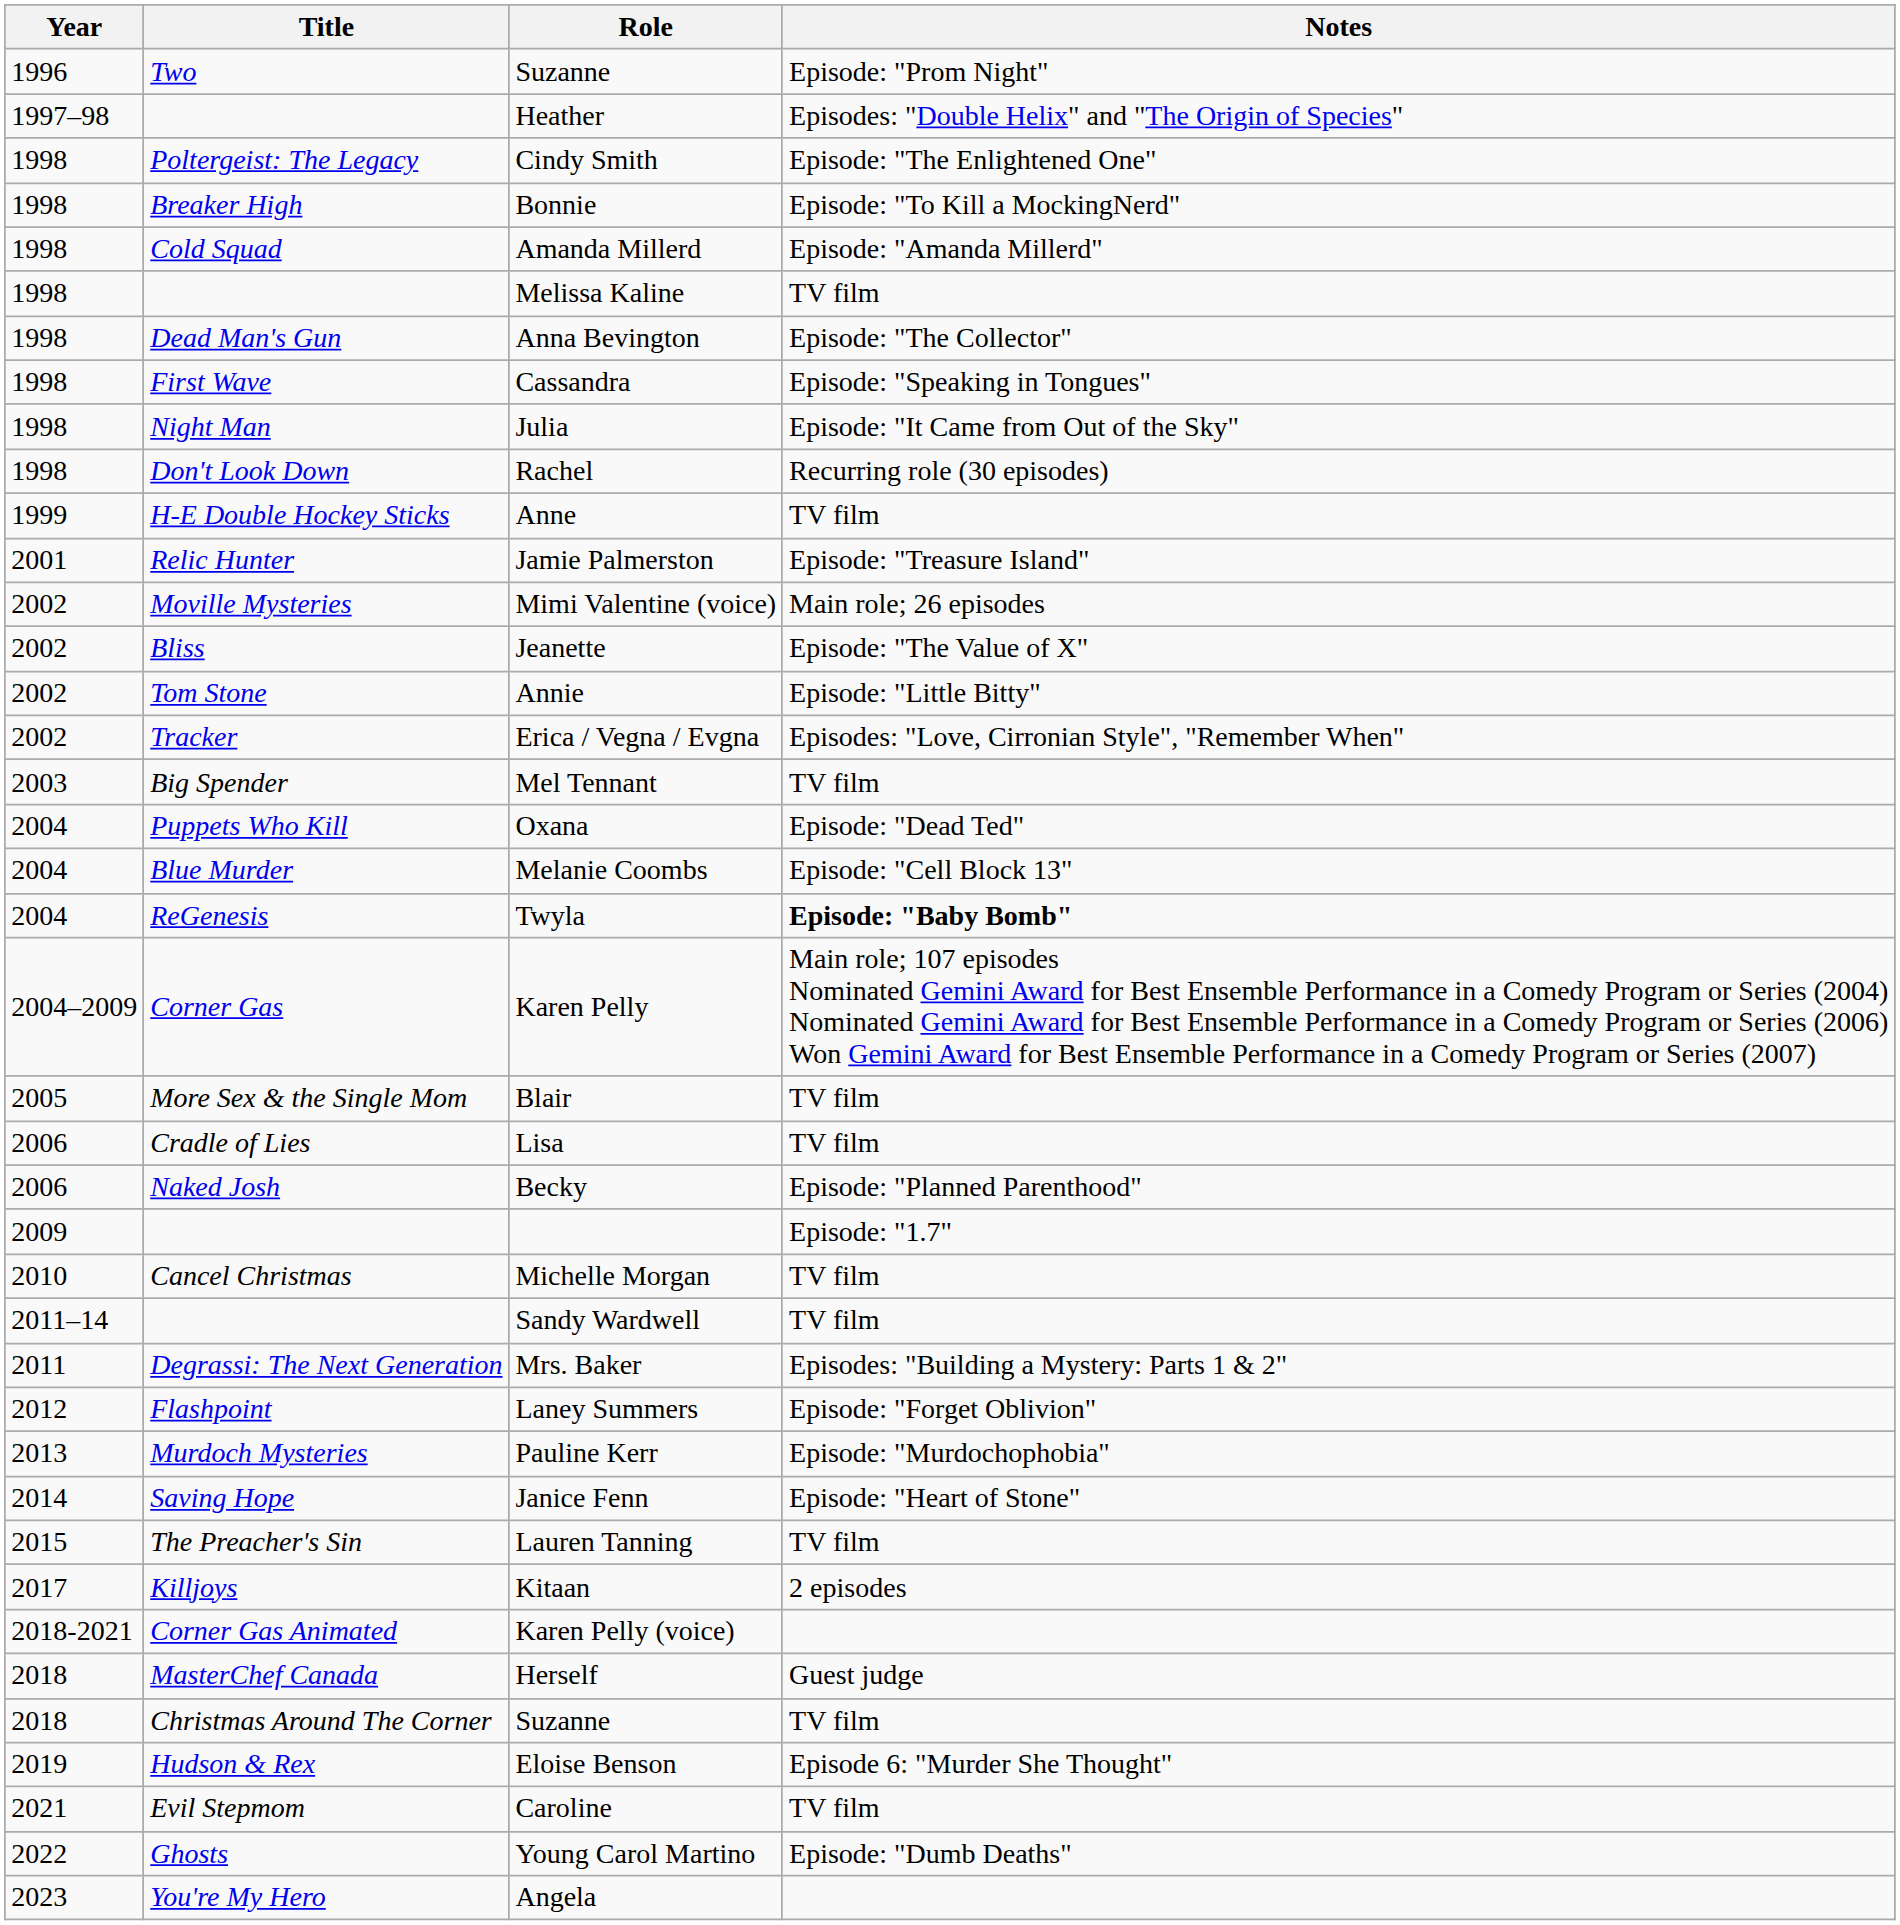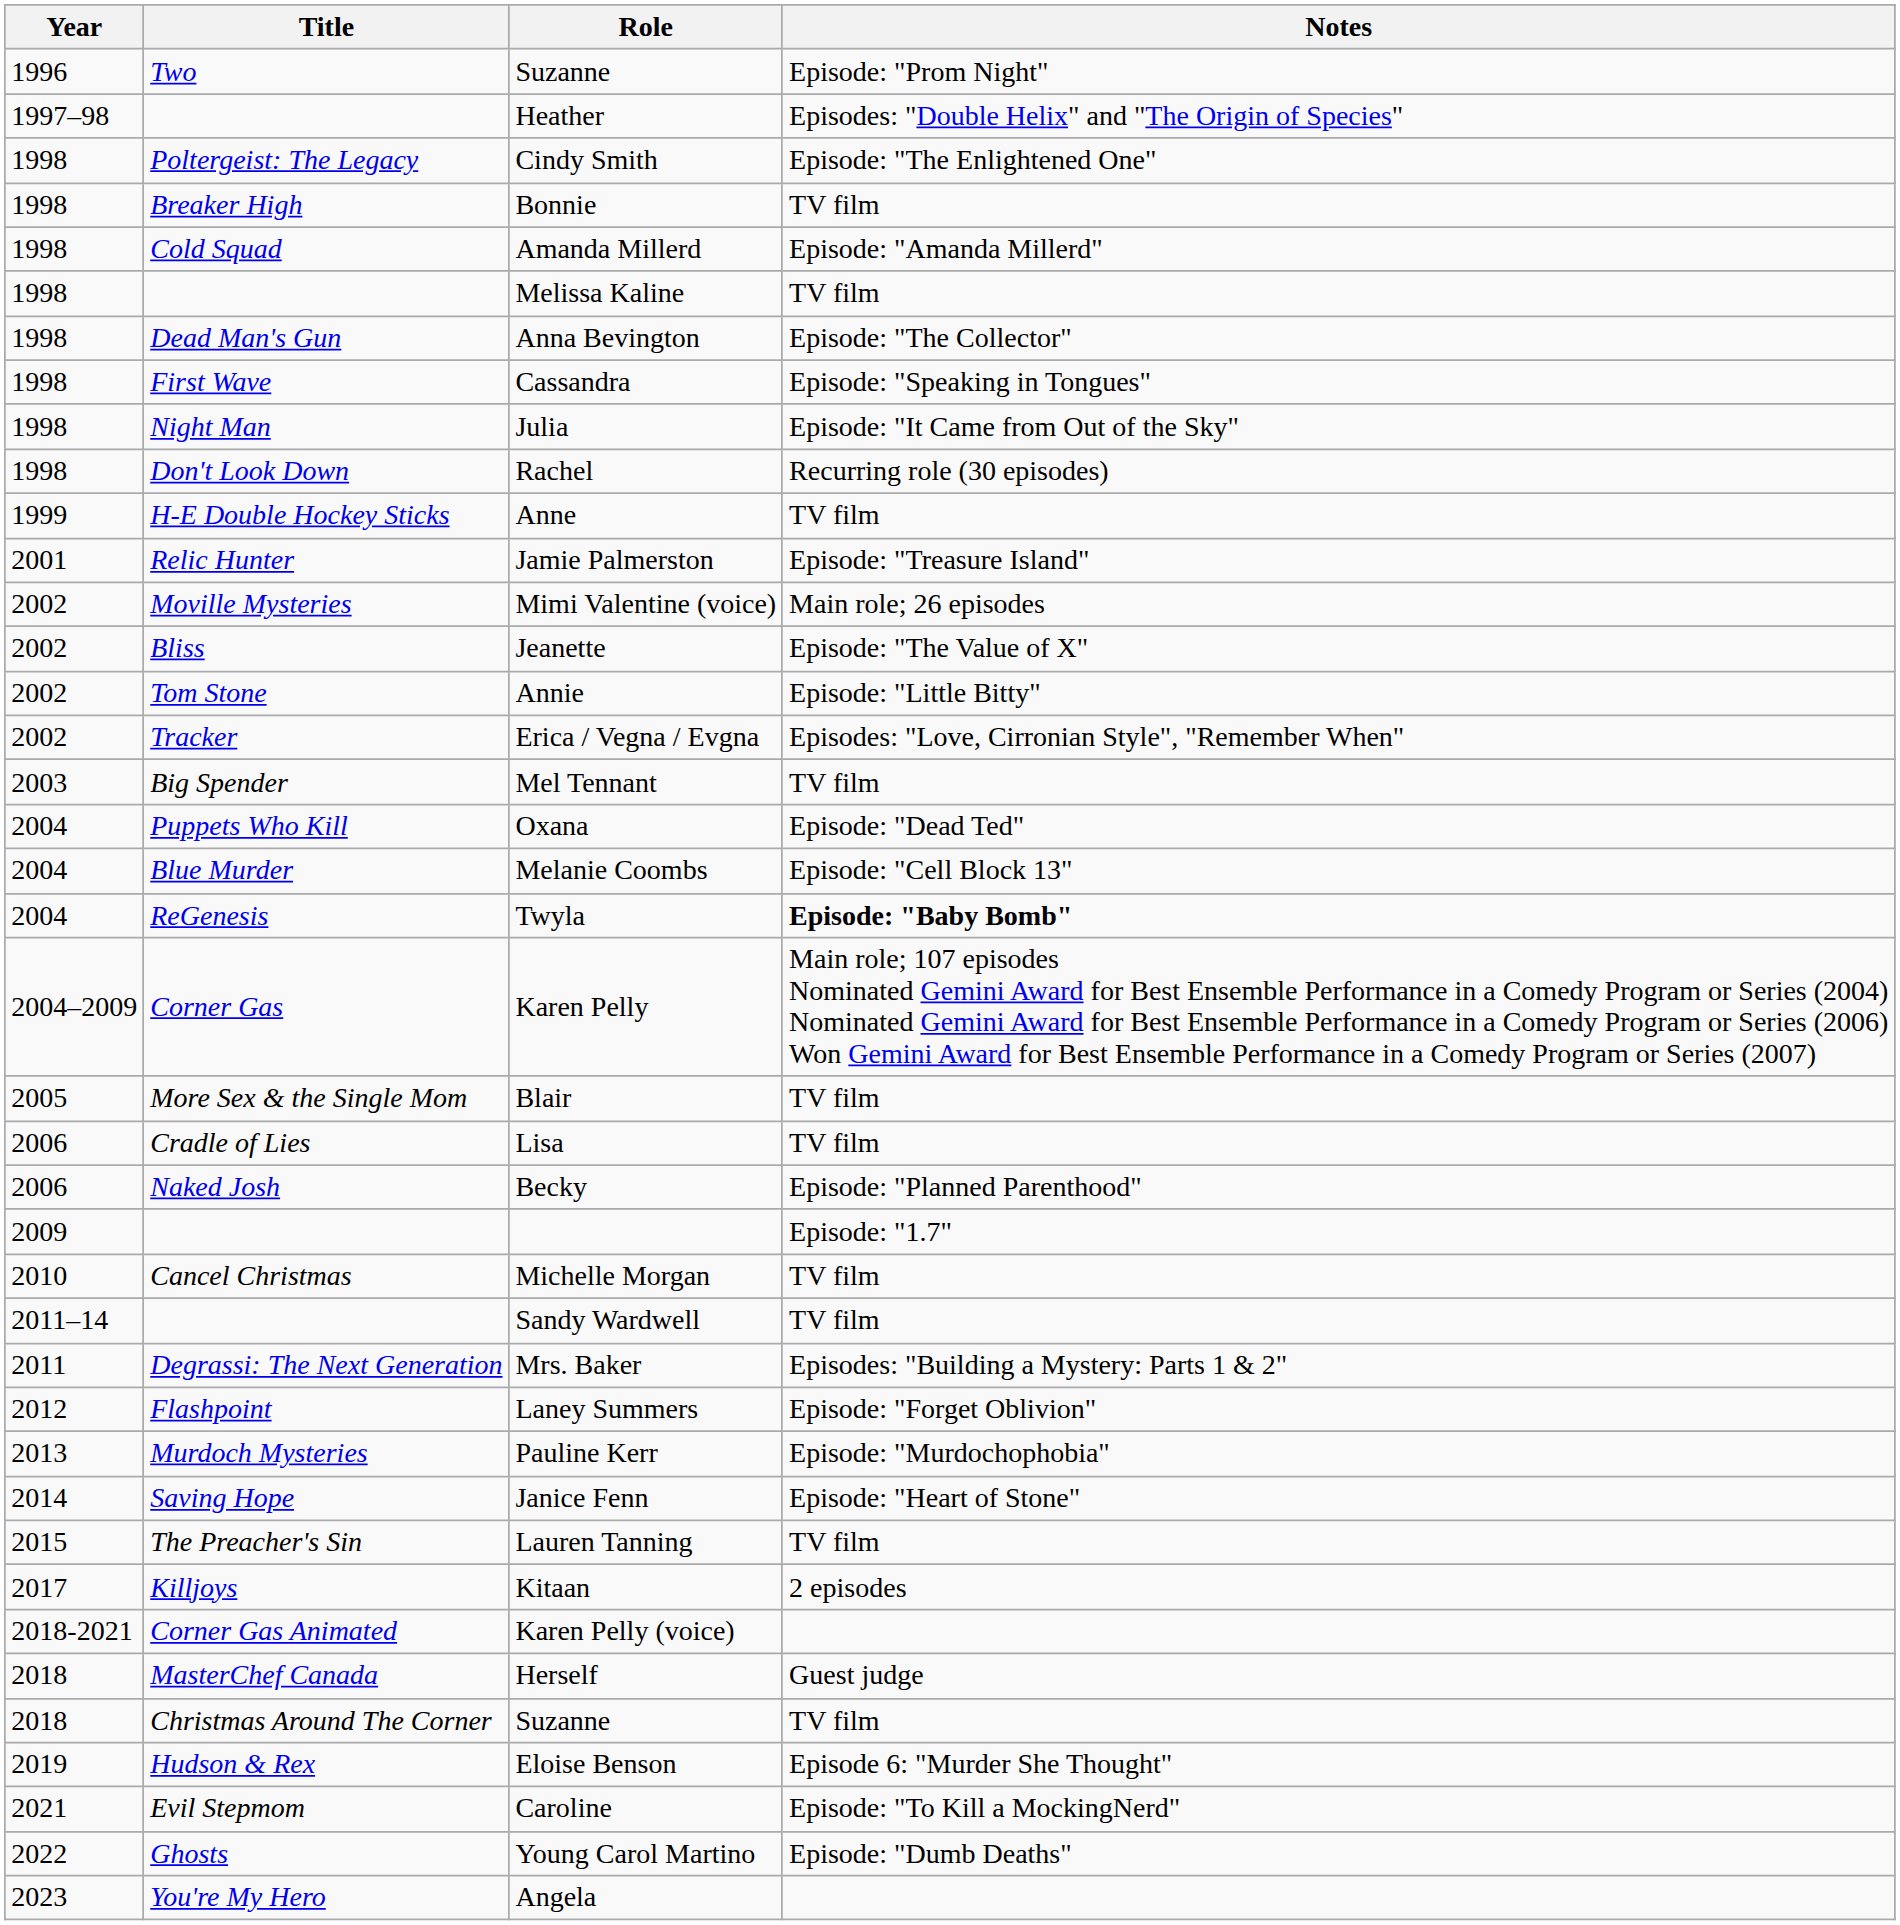(985, 204) Episode: "To Kill a MockingNerd" -> (834, 204) TV film
(834, 1808) TV film -> (985, 1808) Episode: "To Kill a MockingNerd"
